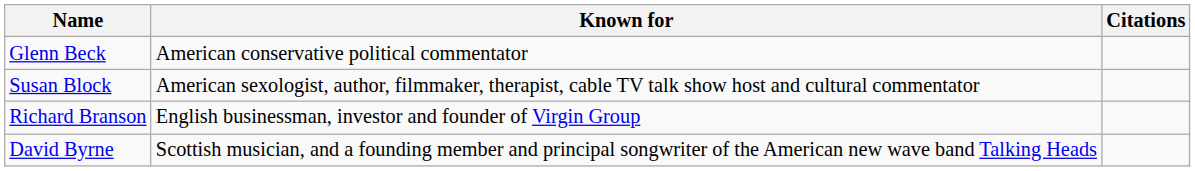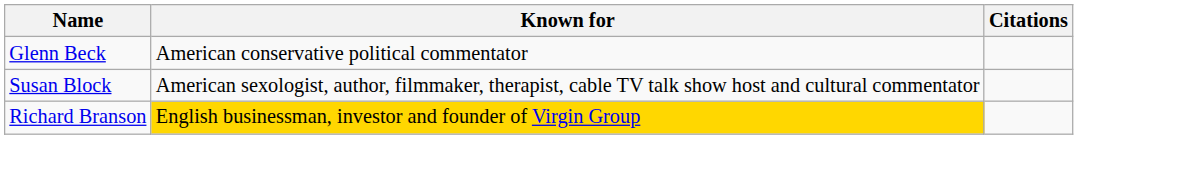(398, 117) no background -> (398, 117) gold background
- row: (62, 149)
